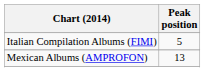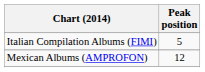(179, 58) 13 -> (179, 58) 12
